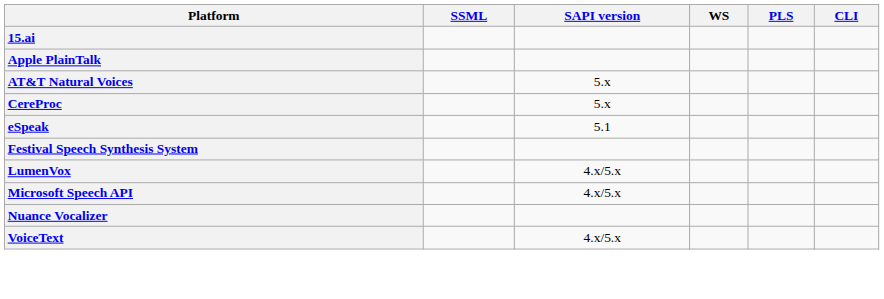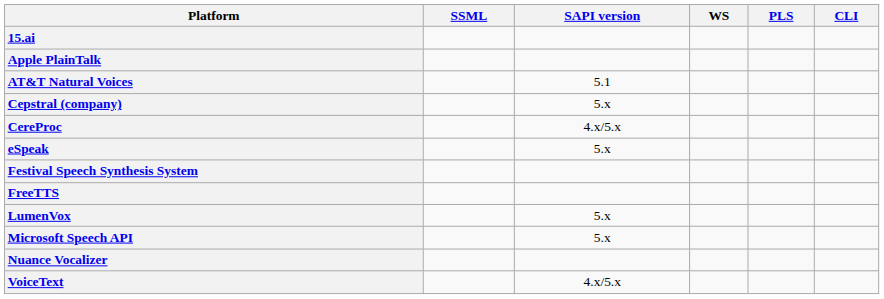(602, 81) 5.x -> (602, 81) 5.1
+ row: (65, 104)
(602, 104) 5.x -> (602, 126) 4.x/5.x
(602, 126) 5.1 -> (602, 148) 5.x
+ row: (33, 192)
(602, 170) 4.x/5.x -> (602, 215) 5.x
(602, 192) 4.x/5.x -> (602, 237) 5.x
